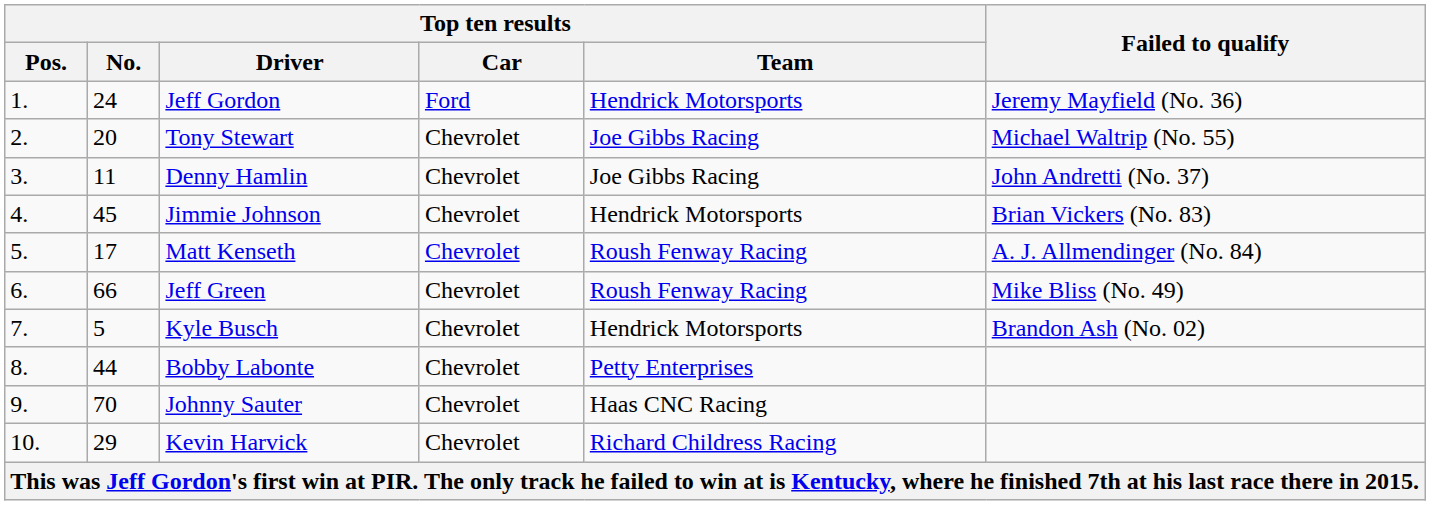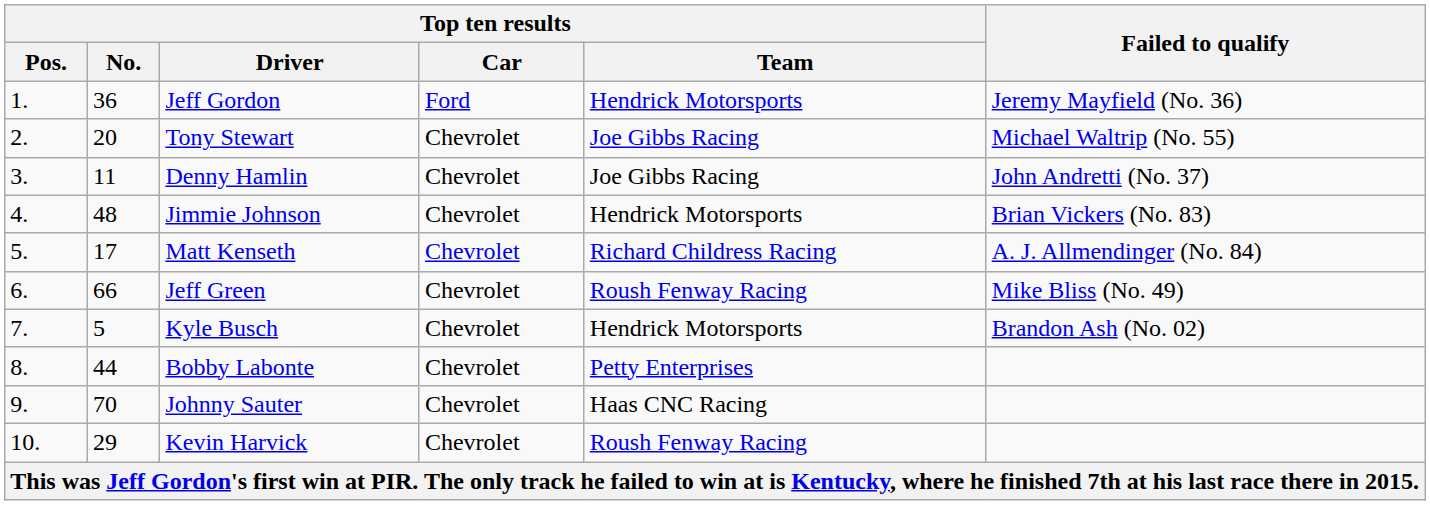(105, 99) 24 -> (105, 99) 36
(105, 213) 45 -> (105, 213) 48
(698, 251) Roush Fenway Racing -> (713, 251) Richard Childress Racing
(713, 442) Richard Childress Racing -> (698, 442) Roush Fenway Racing
